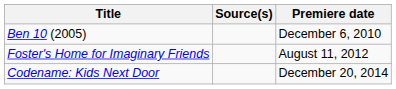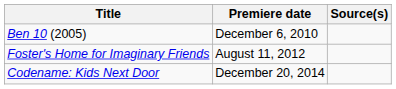columns swapped: (333, 14) <-> (244, 14)
